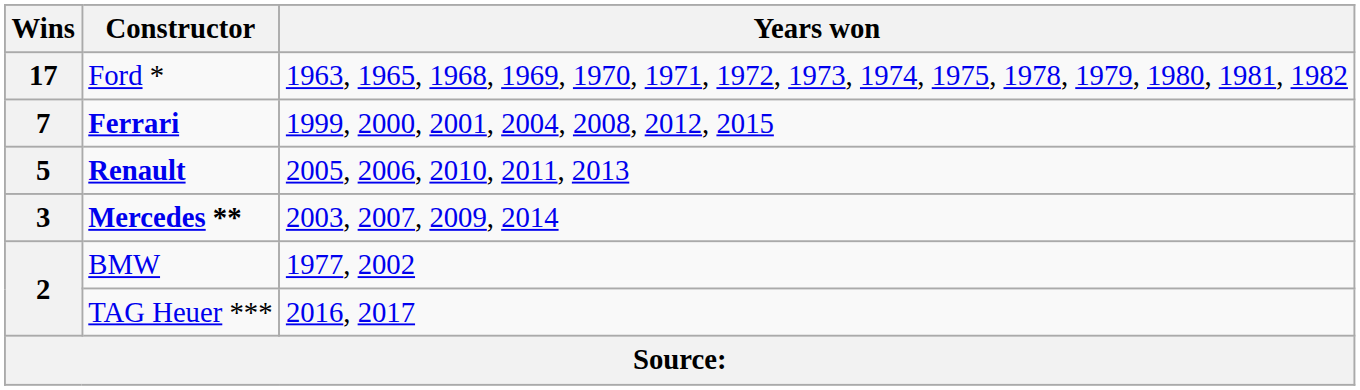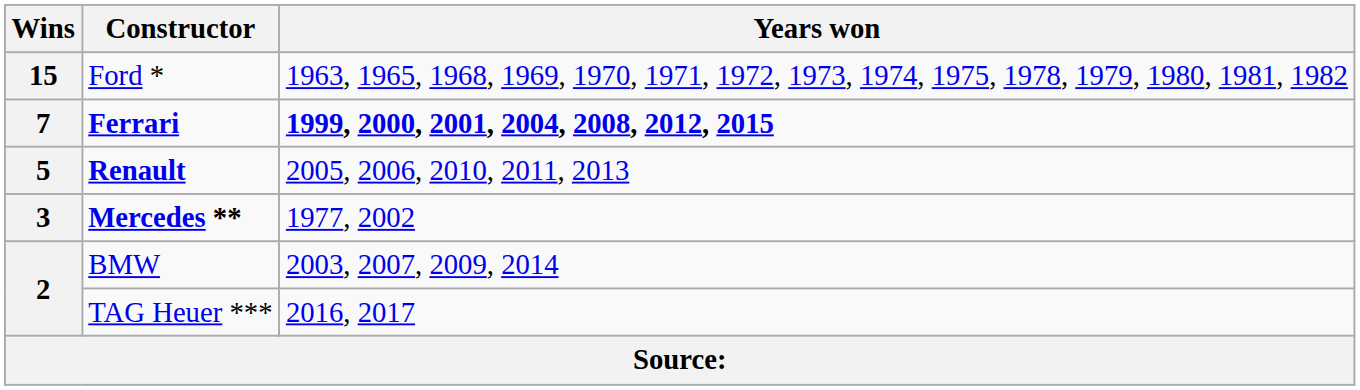(43, 75) 17 -> (43, 75) 15
(530, 123) normal -> (530, 123) bold
(422, 217) 2003, 2007, 2009, 2014 -> (350, 217) 1977, 2002
(350, 265) 1977, 2002 -> (422, 265) 2003, 2007, 2009, 2014
